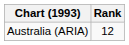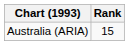(108, 31) 12 -> (108, 31) 15
